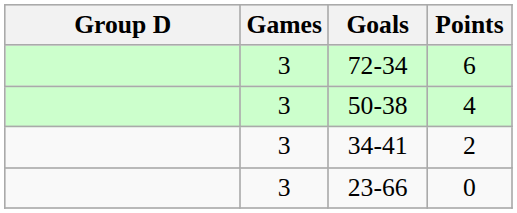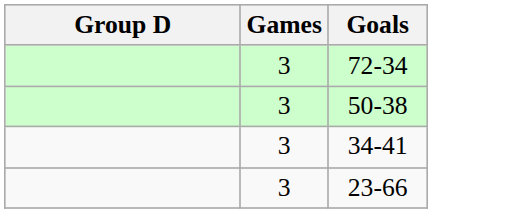- column: (469, 24)
